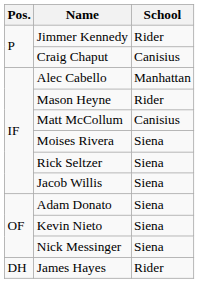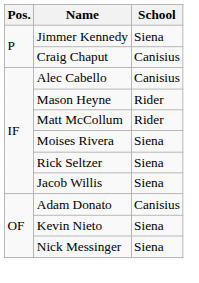(149, 36) Rider -> (149, 36) Siena
(162, 78) Manhattan -> (157, 78) Canisius
(157, 120) Canisius -> (149, 120) Rider
(149, 204) Siena -> (157, 204) Canisius
- row: (71, 267)
